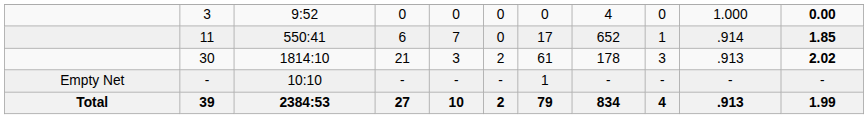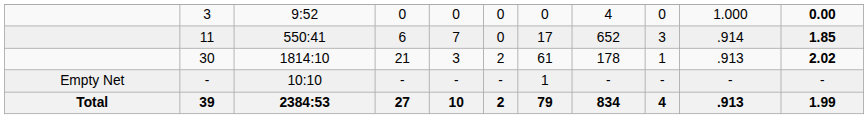(662, 37) 1 -> (662, 37) 3
(662, 59) 3 -> (662, 59) 1
